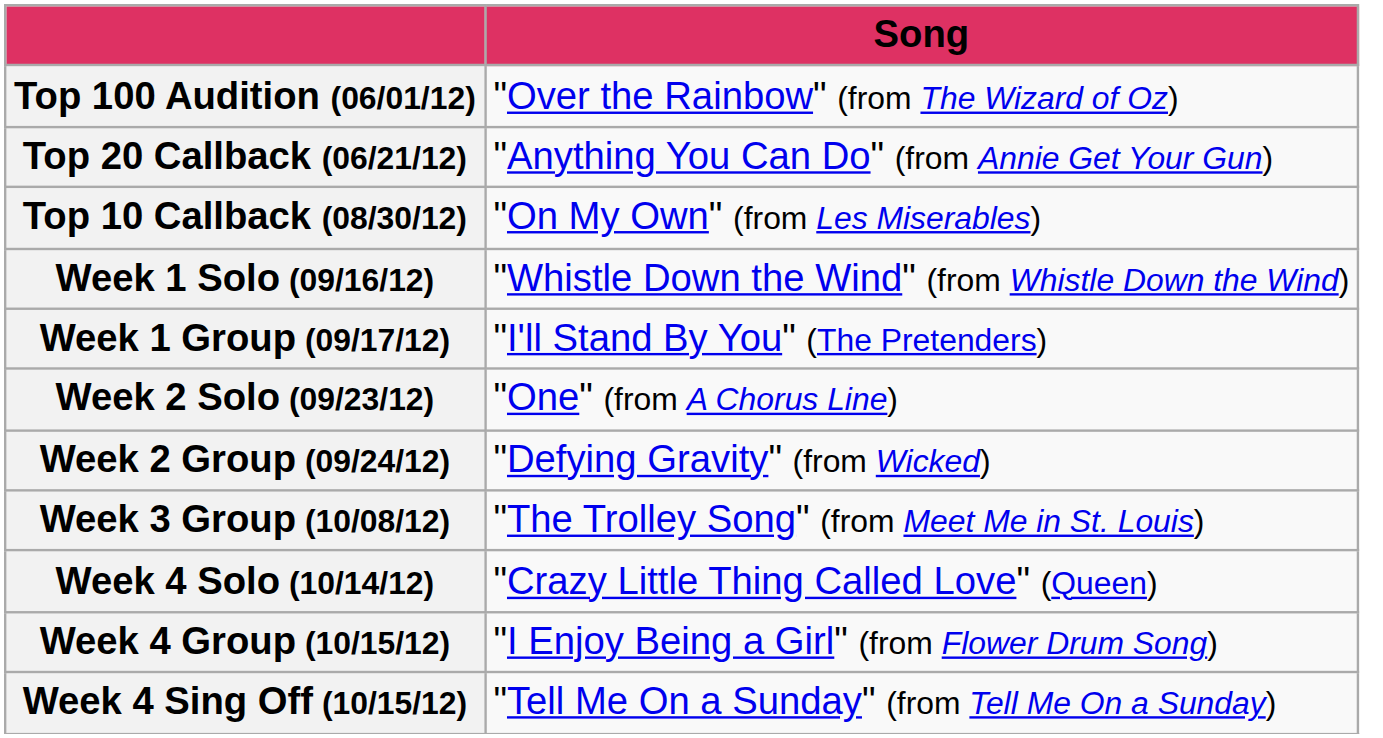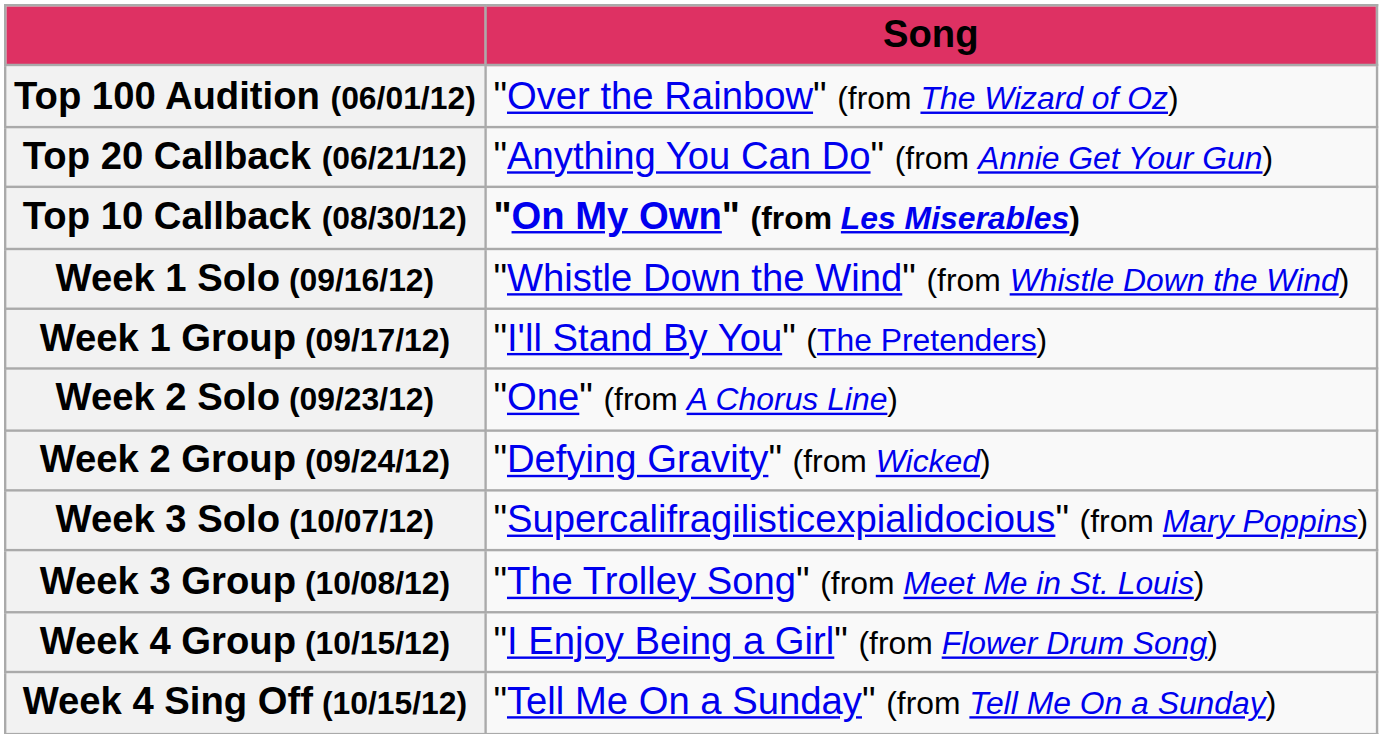(767, 216) normal -> (787, 216) bold
+ row: (245, 519)
- row: (245, 580)
